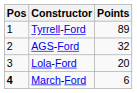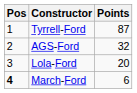(124, 30) 89 -> (124, 30) 87
